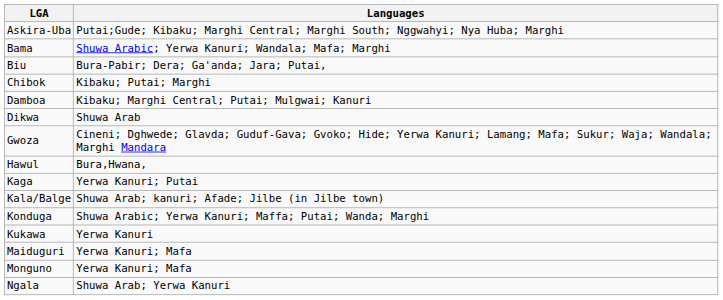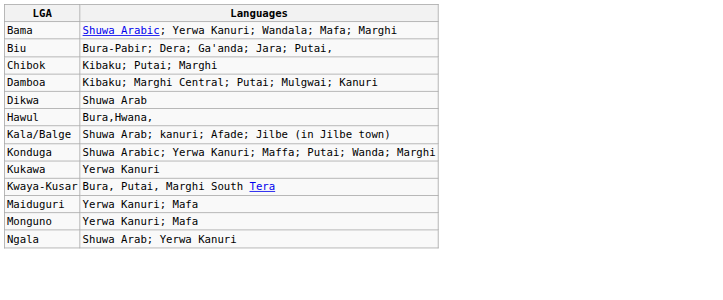- row: (39, 30)
- row: (23, 141)
- row: (20, 182)
+ row: (42, 187)
